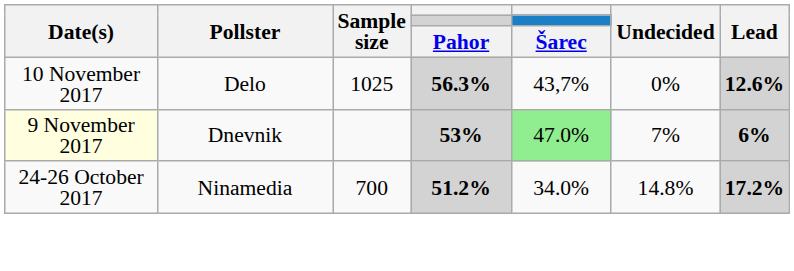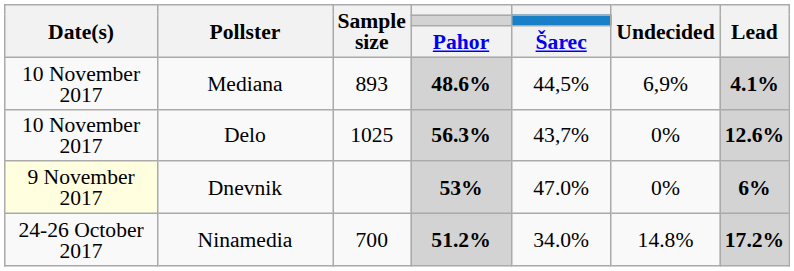+ row: (245, 83)
(561, 135) lightgreen background -> (561, 188) no background
(665, 135) 7% -> (665, 188) 0%
